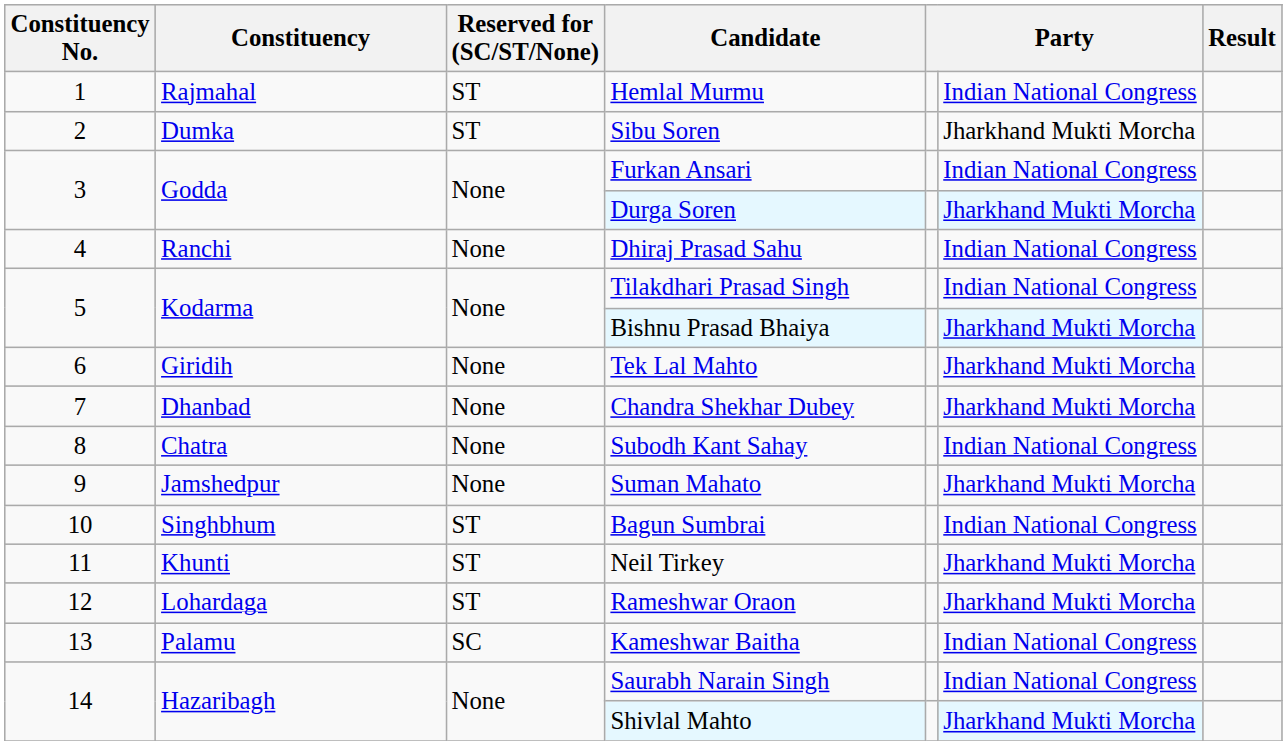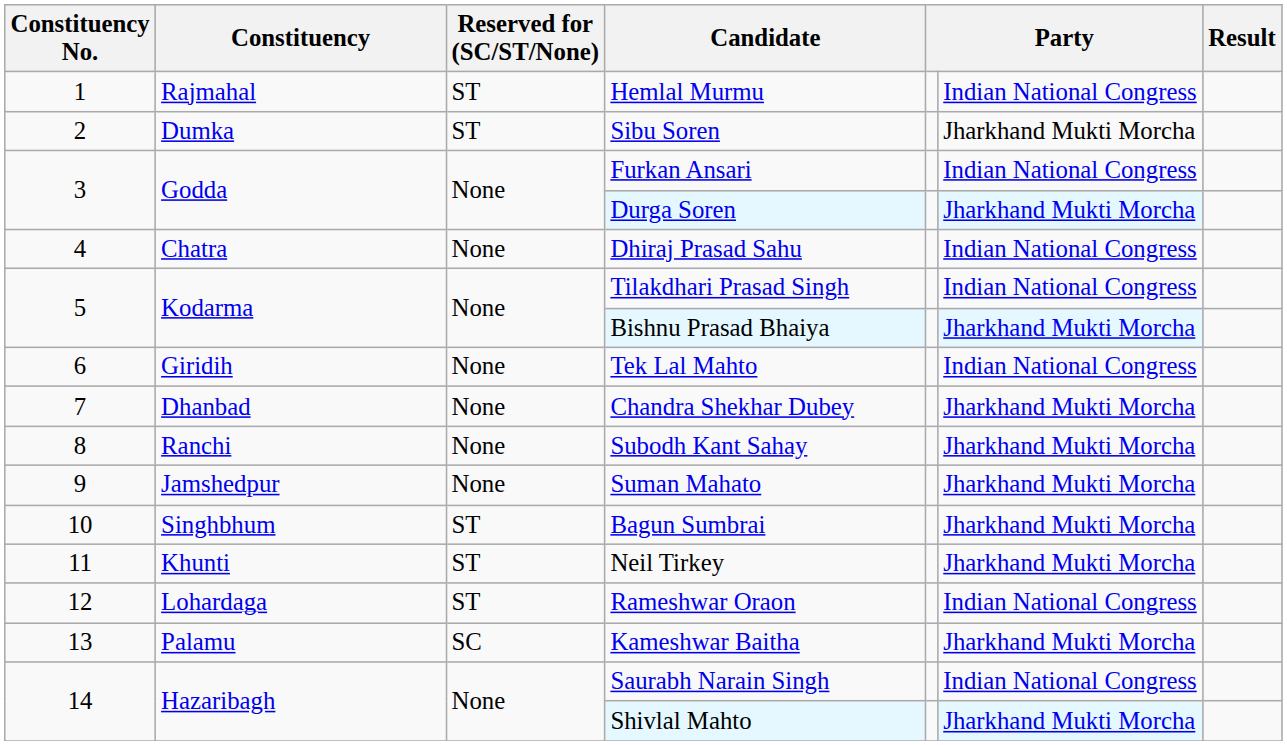(196, 248) Ranchi -> (194, 248) Chatra
(1069, 366) Jharkhand Mukti Morcha -> (1070, 366) Indian National Congress
(194, 445) Chatra -> (196, 445) Ranchi
(1070, 445) Indian National Congress -> (1069, 445) Jharkhand Mukti Morcha
(1070, 524) Indian National Congress -> (1069, 524) Jharkhand Mukti Morcha
(1069, 602) Jharkhand Mukti Morcha -> (1070, 602) Indian National Congress
(1070, 642) Indian National Congress -> (1069, 642) Jharkhand Mukti Morcha
